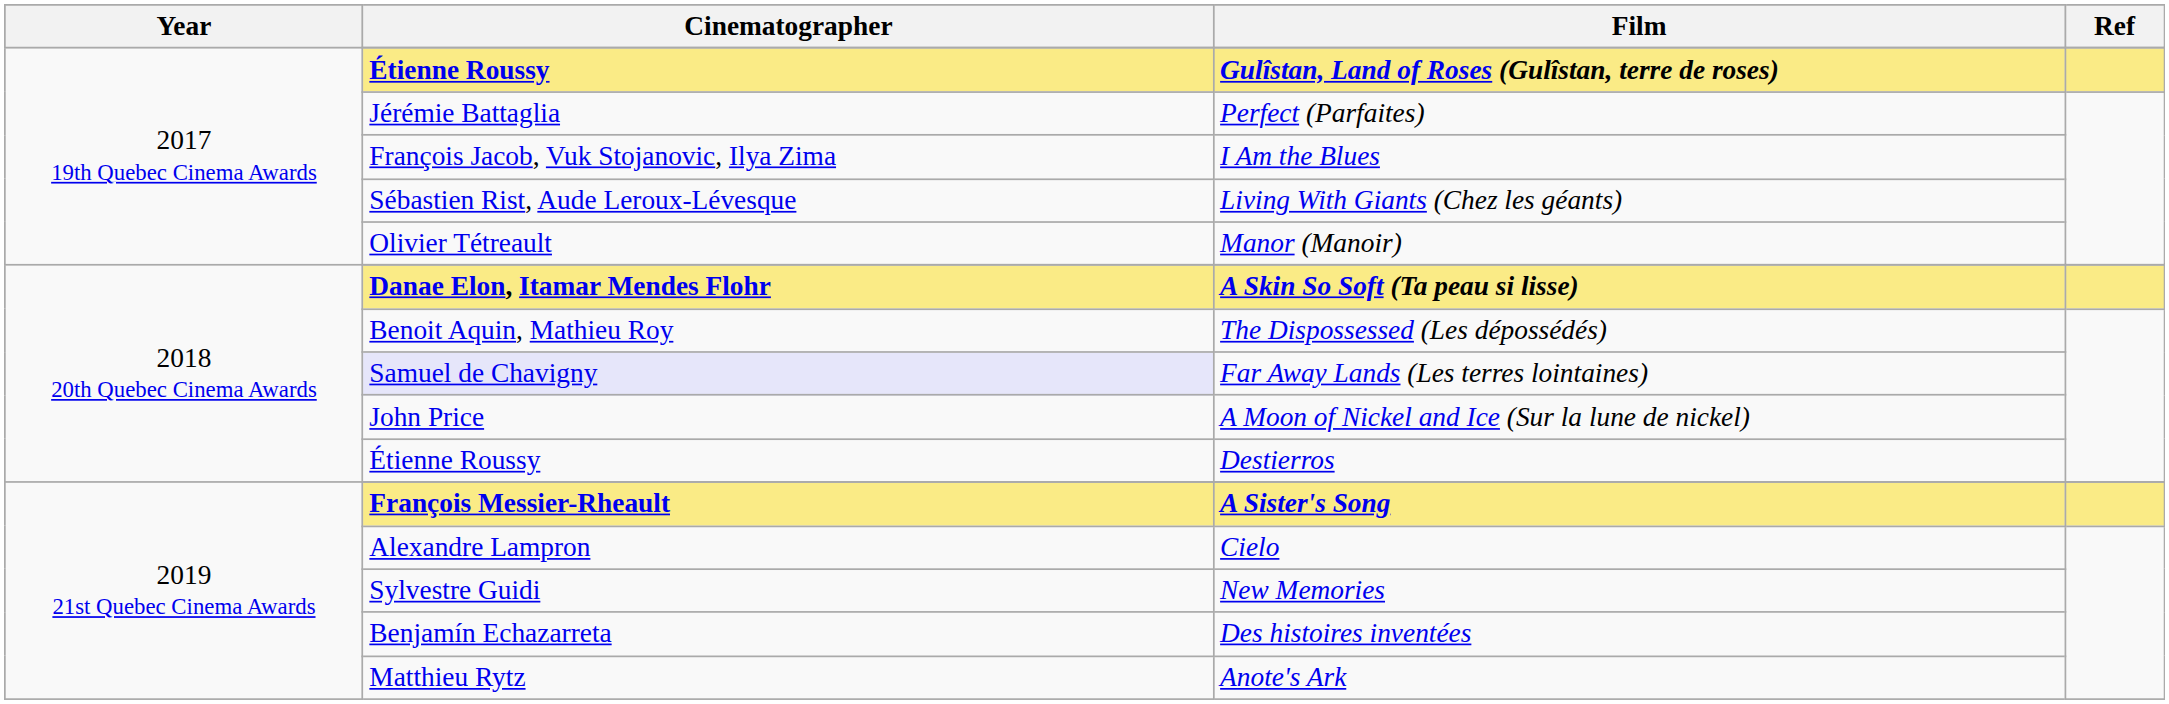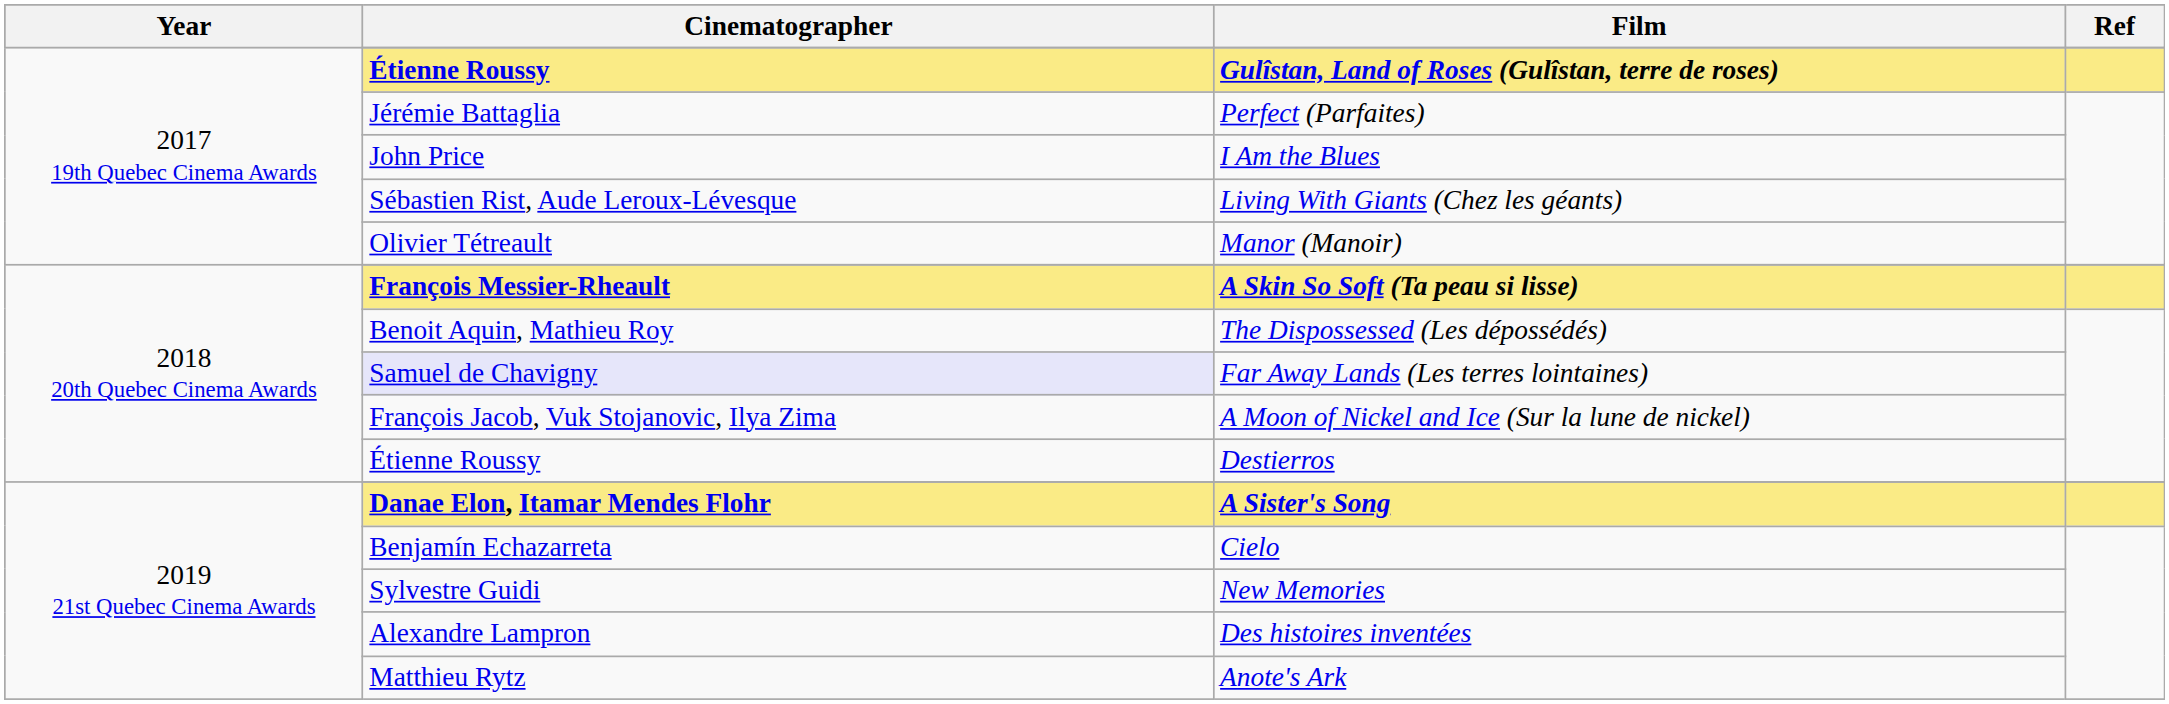(603, 156) François Jacob, Vuk Stojanovic, Ilya Zima -> (427, 156) John Price
(570, 286) Danae Elon, Itamar Mendes Flohr -> (520, 286) François Messier-Rheault
(427, 416) John Price -> (603, 416) François Jacob, Vuk Stojanovic, Ilya Zima
(520, 503) François Messier-Rheault -> (570, 503) Danae Elon, Itamar Mendes Flohr
(480, 546) Alexandre Lampron -> (491, 546) Benjamín Echazarreta
(491, 633) Benjamín Echazarreta -> (480, 633) Alexandre Lampron
